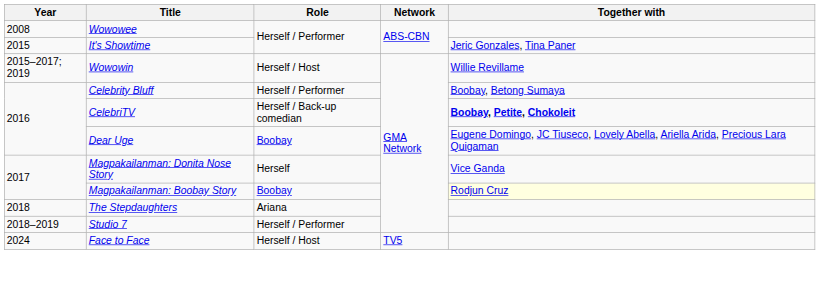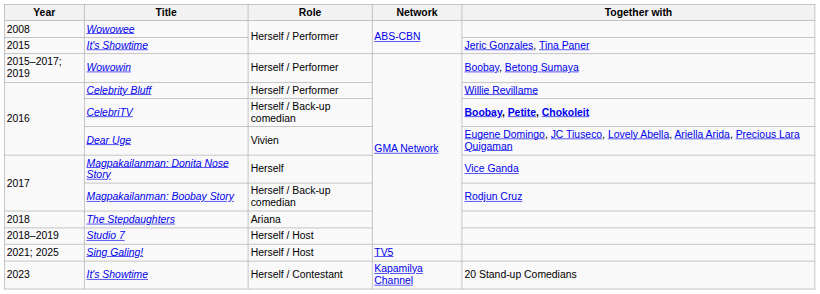(288, 68) Herself / Host -> (295, 68) Herself / Performer
(487, 68) Willie Revillame -> (522, 68) Boobay, Betong Sumaya
(508, 90) Boobay, Betong Sumaya -> (501, 90) Willie Revillame
(274, 140) Boobay -> (265, 140) Vivien
(274, 191) Boobay -> (291, 197) Herself / Back-up comedian
(479, 191) lightyellow background -> (493, 197) no background
(301, 224) Herself / Performer -> (282, 236) Herself / Host
+ row: (33, 252)
+ row: (18, 275)
- row: (18, 240)
